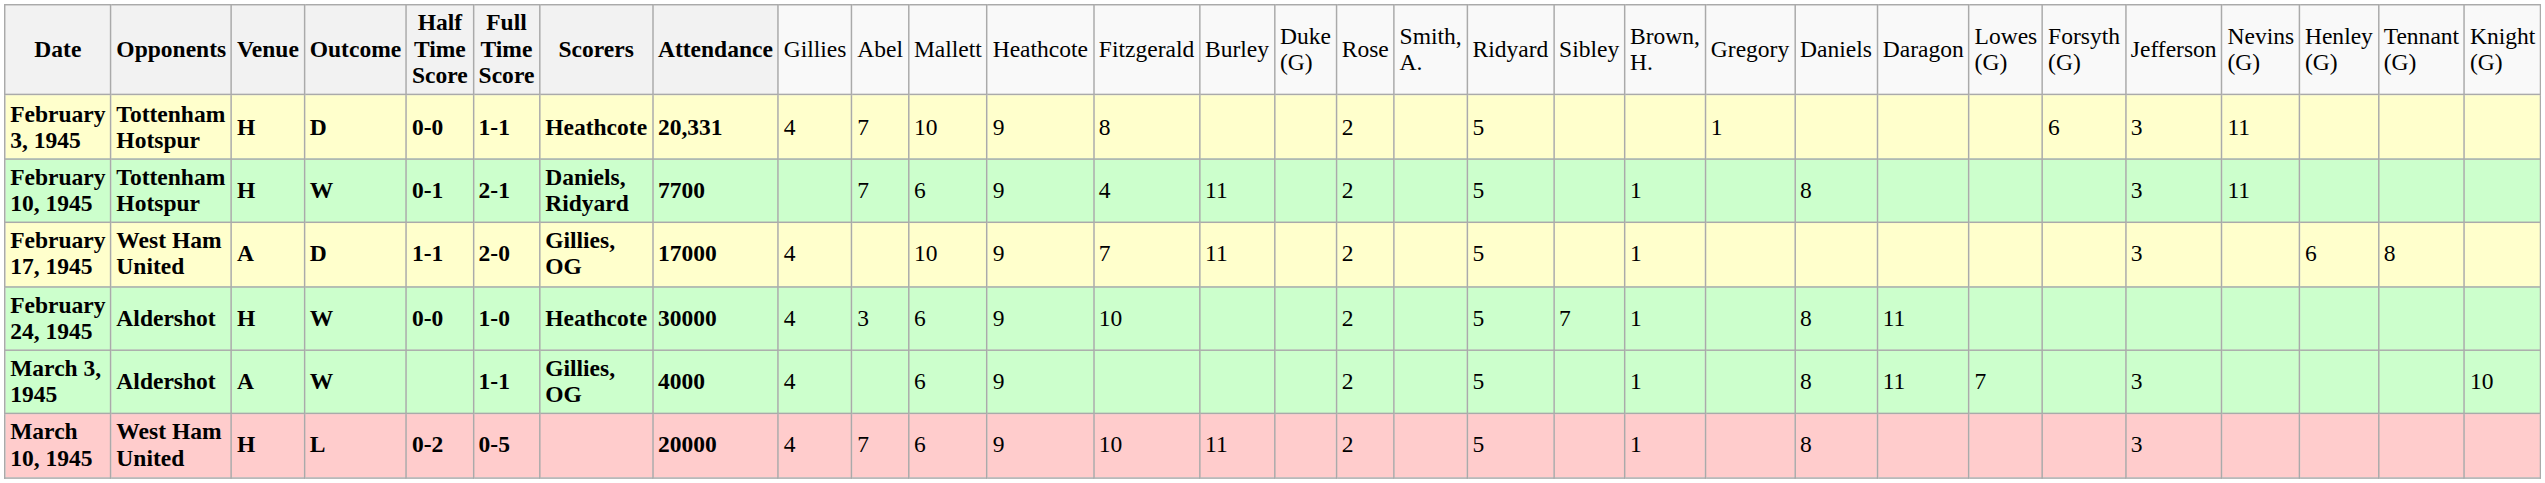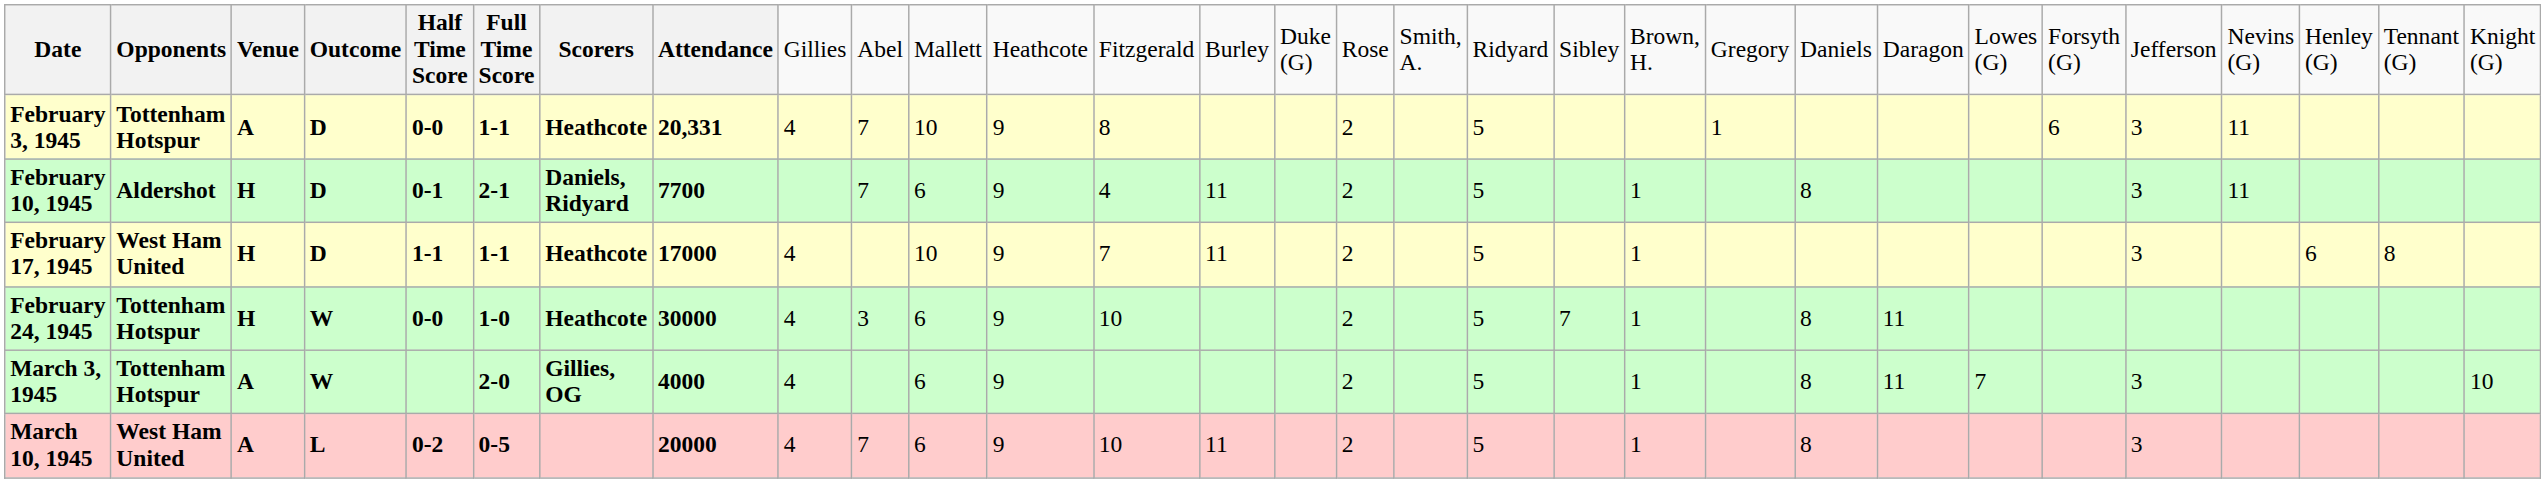(246, 126) H -> (246, 126) A
(171, 190) Tottenham Hotspur -> (166, 190) Aldershot
(321, 190) W -> (318, 190) D
(246, 254) A -> (246, 254) H
(494, 254) 2-0 -> (494, 254) 1-1
(580, 254) Gillies, OG -> (596, 254) Heathcote
(166, 317) Aldershot -> (171, 317) Tottenham Hotspur
(166, 381) Aldershot -> (171, 381) Tottenham Hotspur
(494, 381) 1-1 -> (494, 381) 2-0
(246, 445) H -> (246, 445) A
